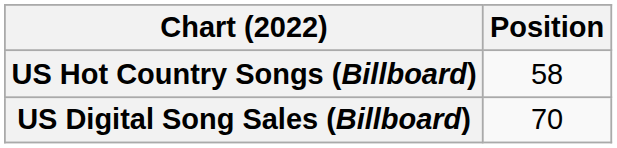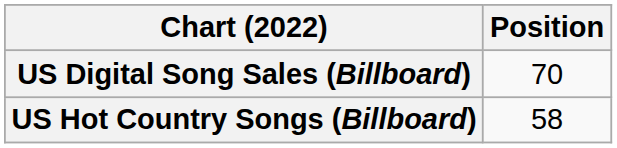rows swapped: (244, 119) <-> (244, 73)
